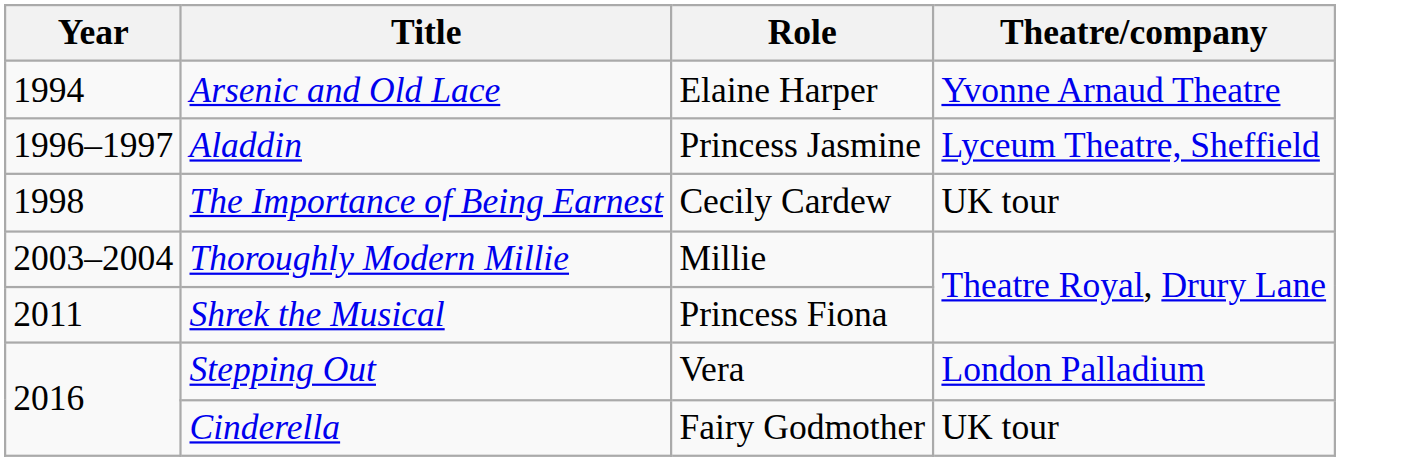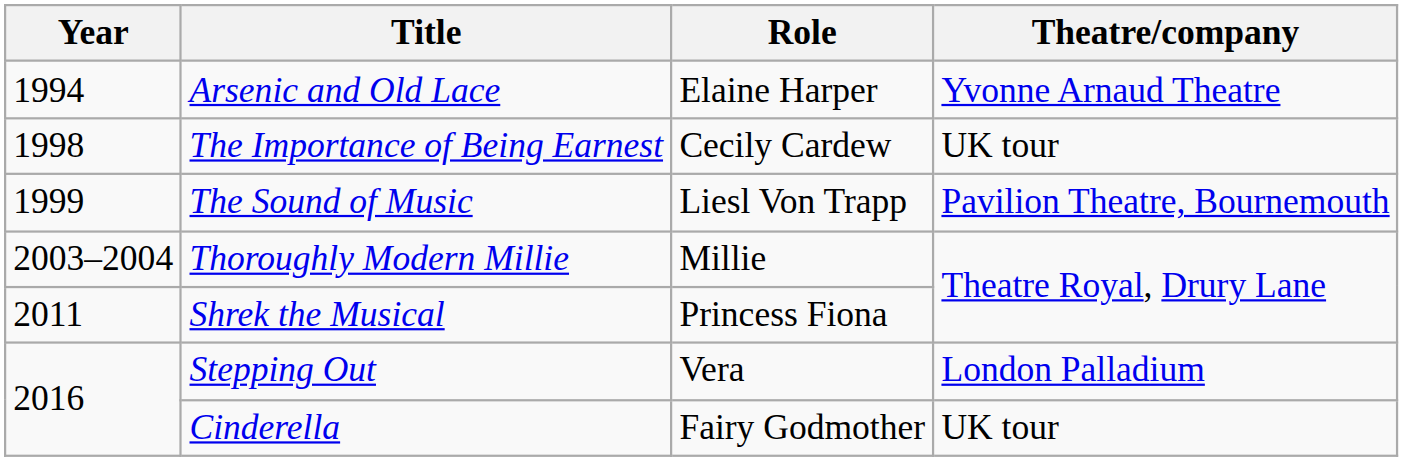- row: (246, 145)
+ row: (331, 201)
